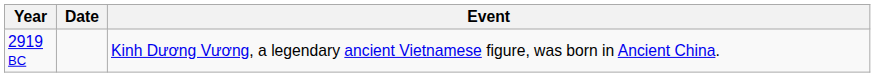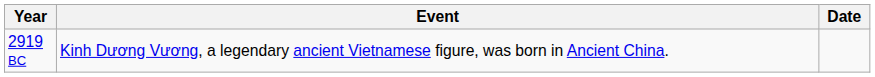columns swapped: (82, 16) <-> (489, 16)
